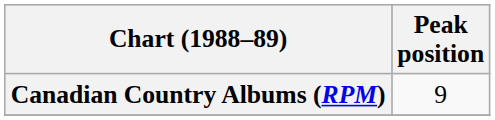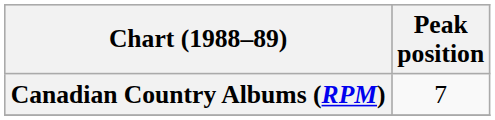(441, 94) 9 -> (441, 94) 7
